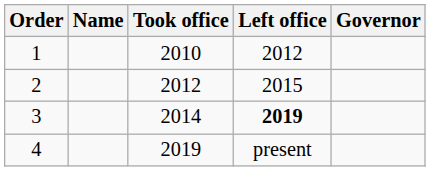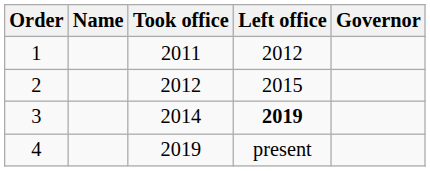(181, 52) 2010 -> (181, 52) 2011
